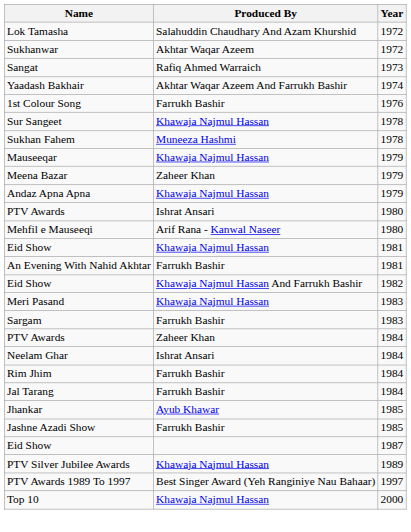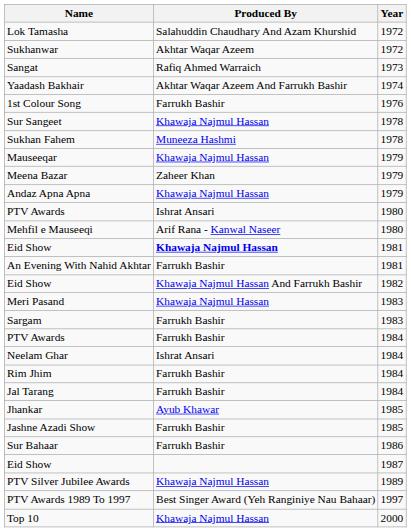(213, 247) normal -> (217, 247) bold
(186, 337) Zaheer Khan -> (190, 337) Farrukh Bashir
+ row: (32, 445)
